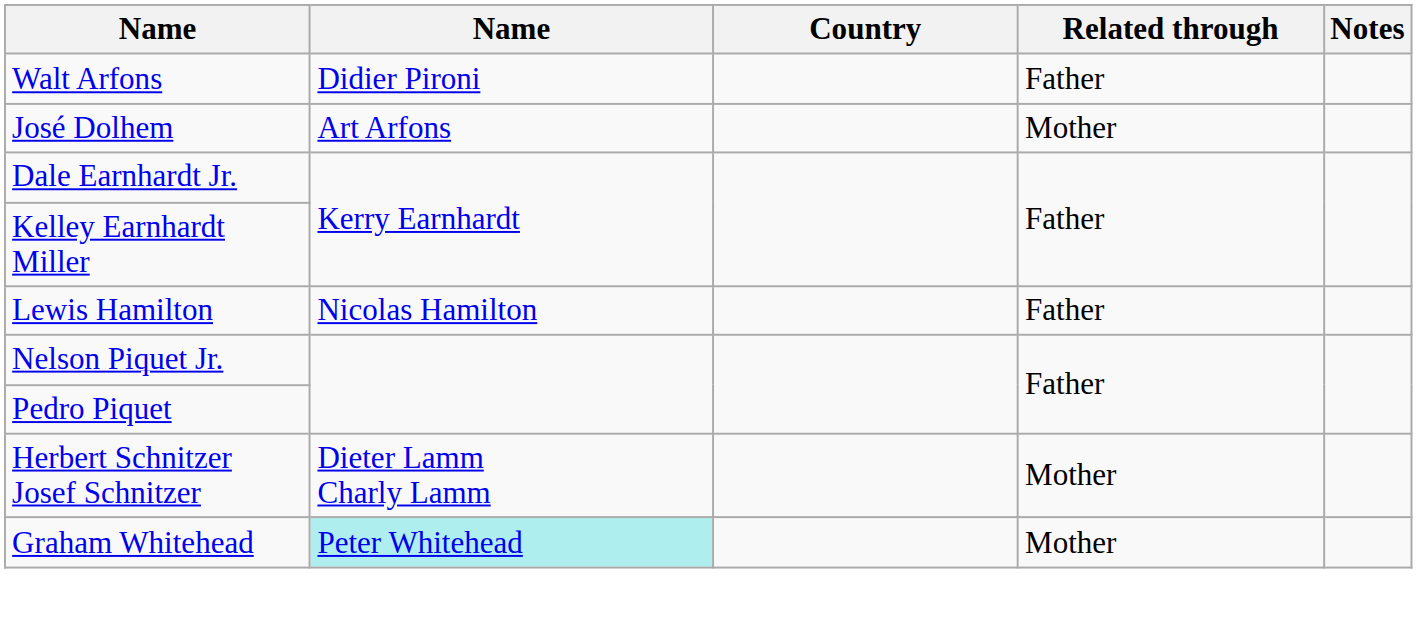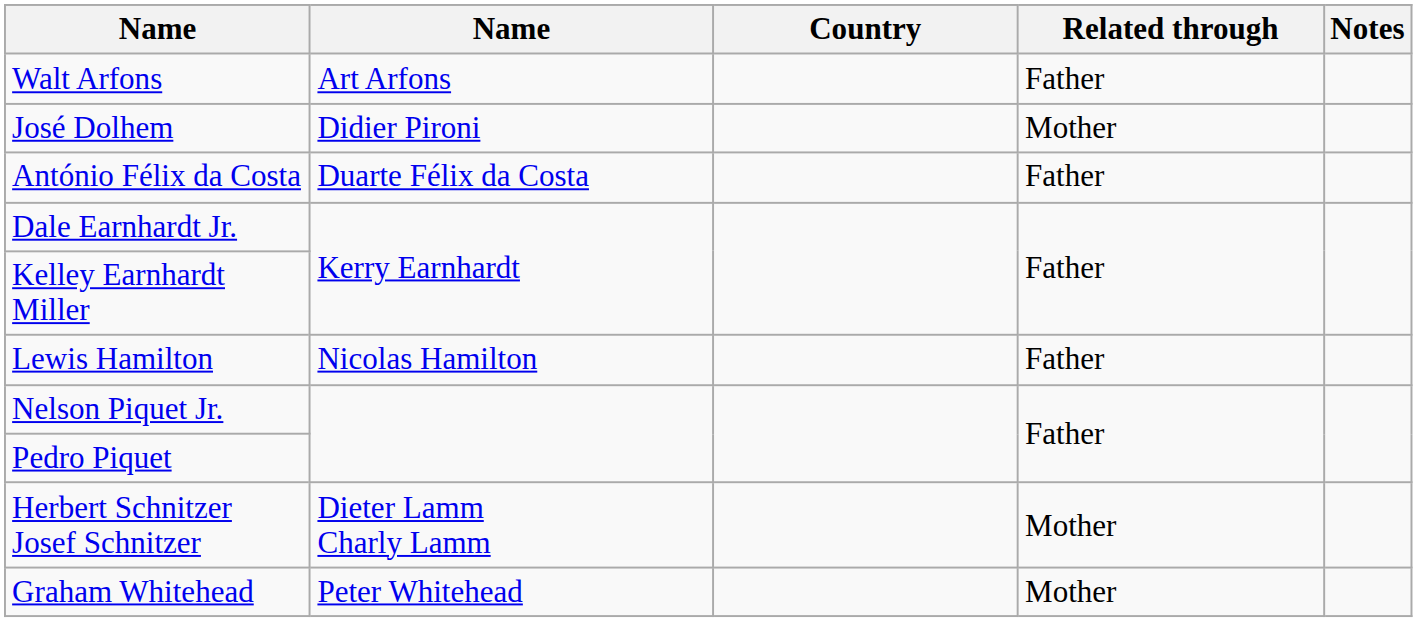(399, 78) Didier Pironi -> (384, 78) Art Arfons
(384, 127) Art Arfons -> (399, 127) Didier Pironi
+ row: (157, 176)
(420, 542) paleturquoise background -> (420, 591) no background
